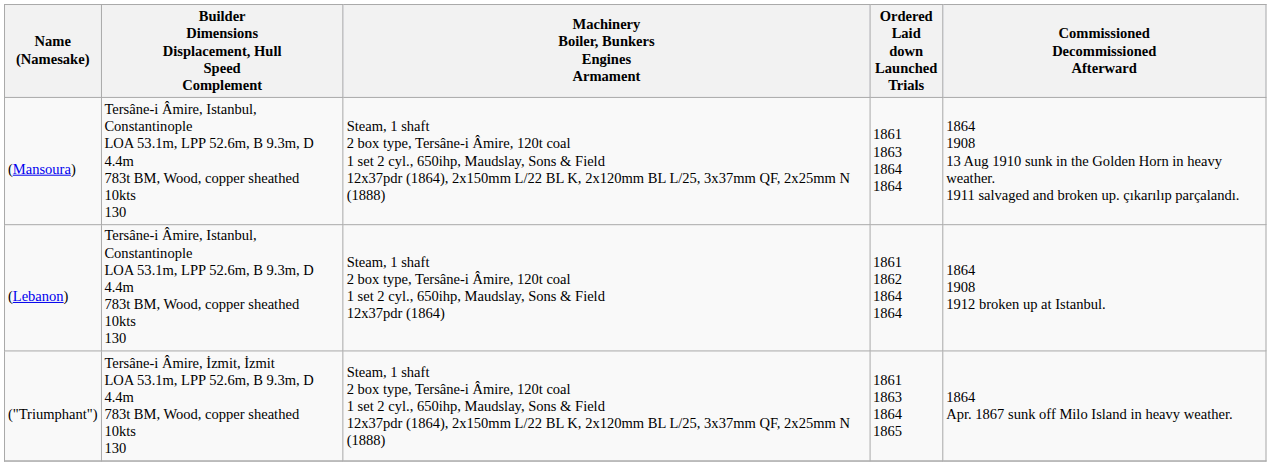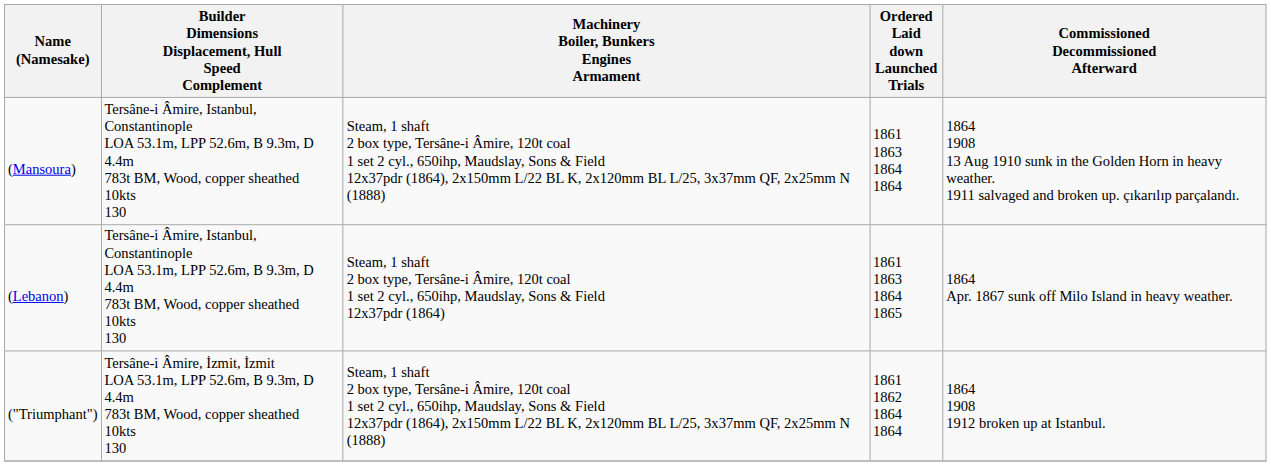(888, 288) 1861 1862 1864 1864 -> (888, 288) 1861 1863 1864 1865
(1026, 288) 1864 1908 1912 broken up at Istanbul. -> (1089, 288) 1864 Apr. 1867 sunk off Milo Island in heavy weather.
(888, 406) 1861 1863 1864 1865 -> (888, 406) 1861 1862 1864 1864
(1089, 406) 1864 Apr. 1867 sunk off Milo Island in heavy weather. -> (1026, 406) 1864 1908 1912 broken up at Istanbul.
